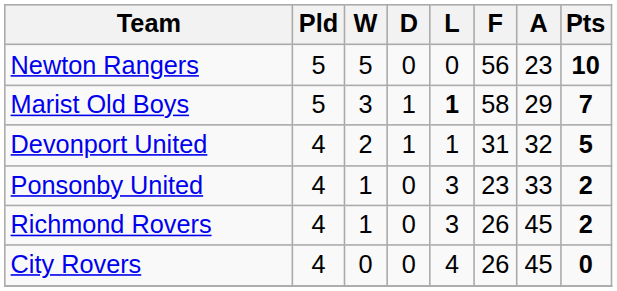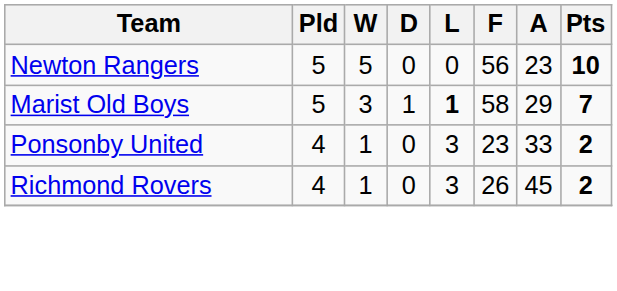- row: (109, 144)
- row: (76, 265)
